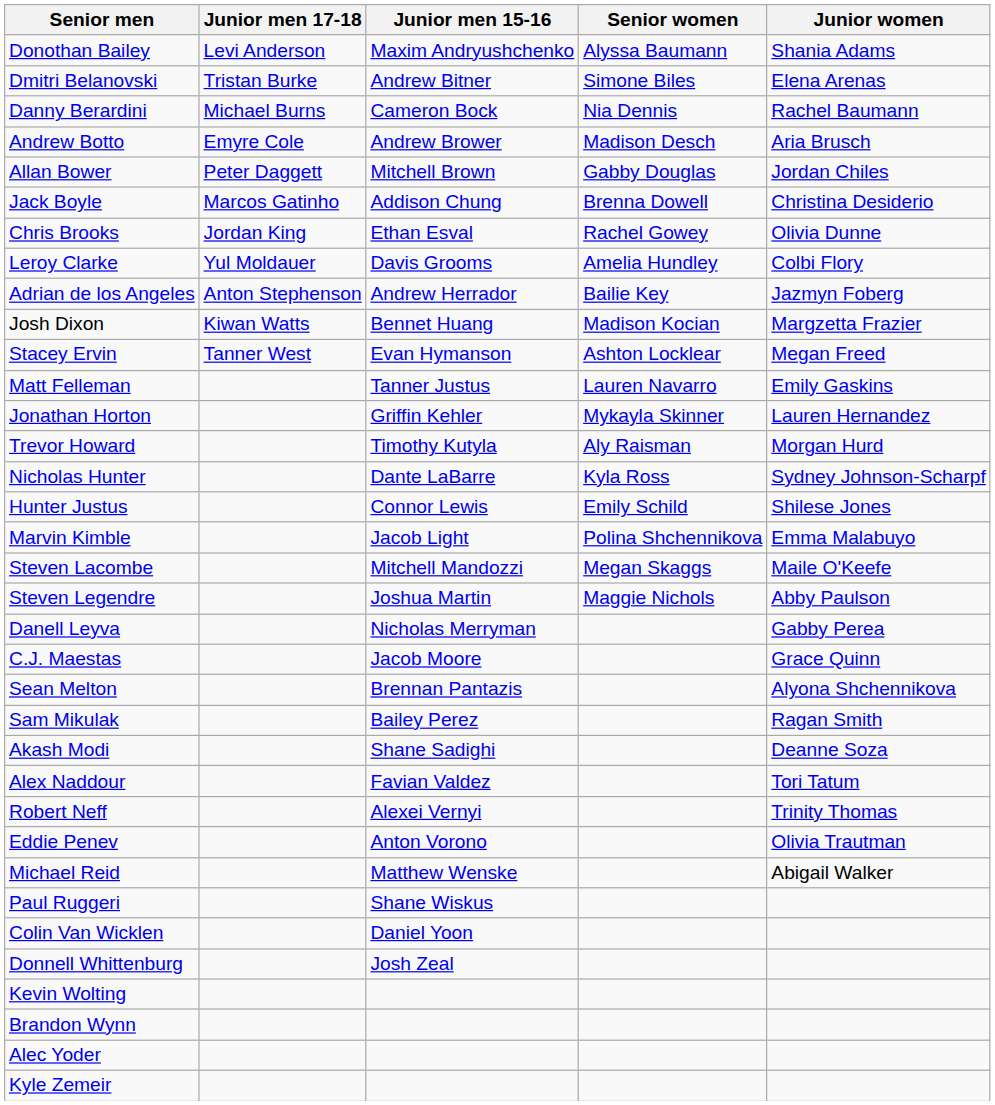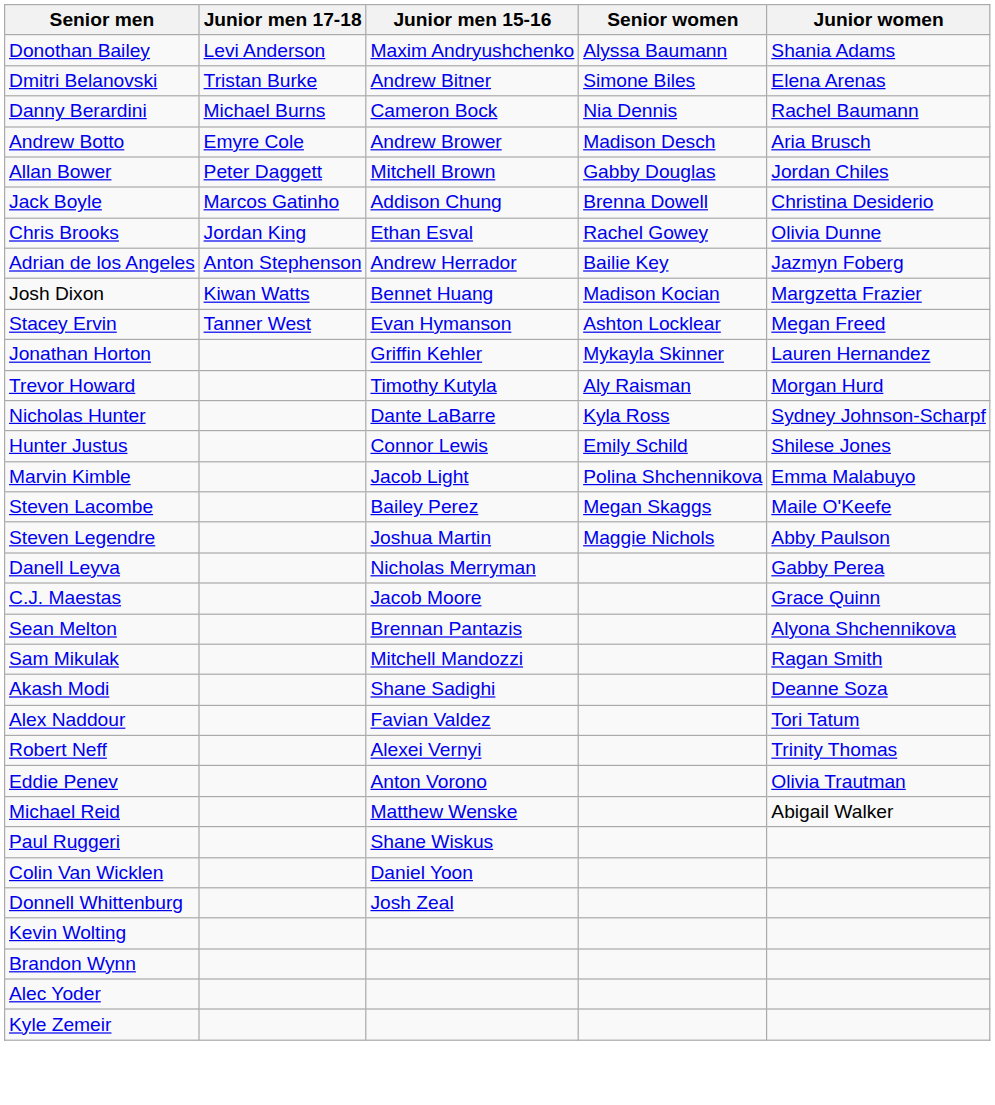- row: (63, 263)
- row: (70, 385)
(447, 567) Mitchell Mandozzi -> (424, 506) Bailey Perez
(424, 720) Bailey Perez -> (447, 659) Mitchell Mandozzi
